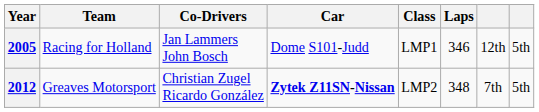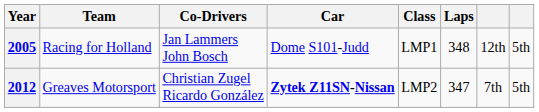(459, 48) 346 -> (459, 48) 348
(459, 88) 348 -> (459, 88) 347
